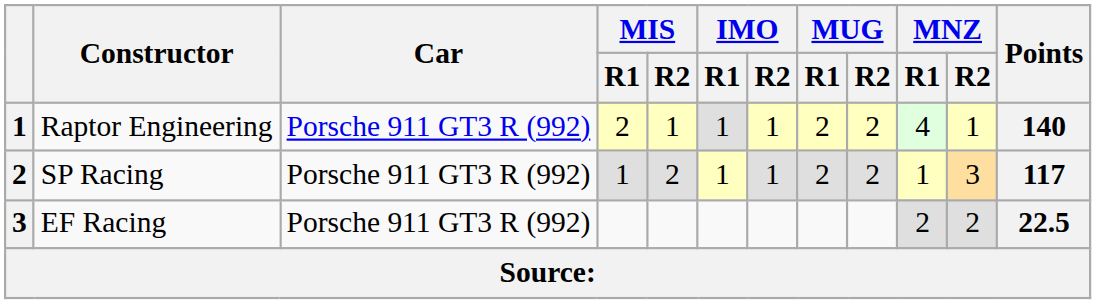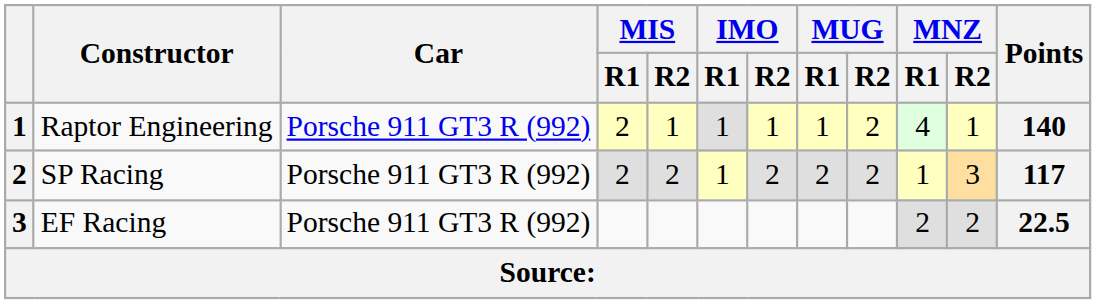(822, 125) 2 -> (822, 125) 1
(622, 174) 1 -> (622, 174) 2
(772, 174) 1 -> (772, 174) 2
